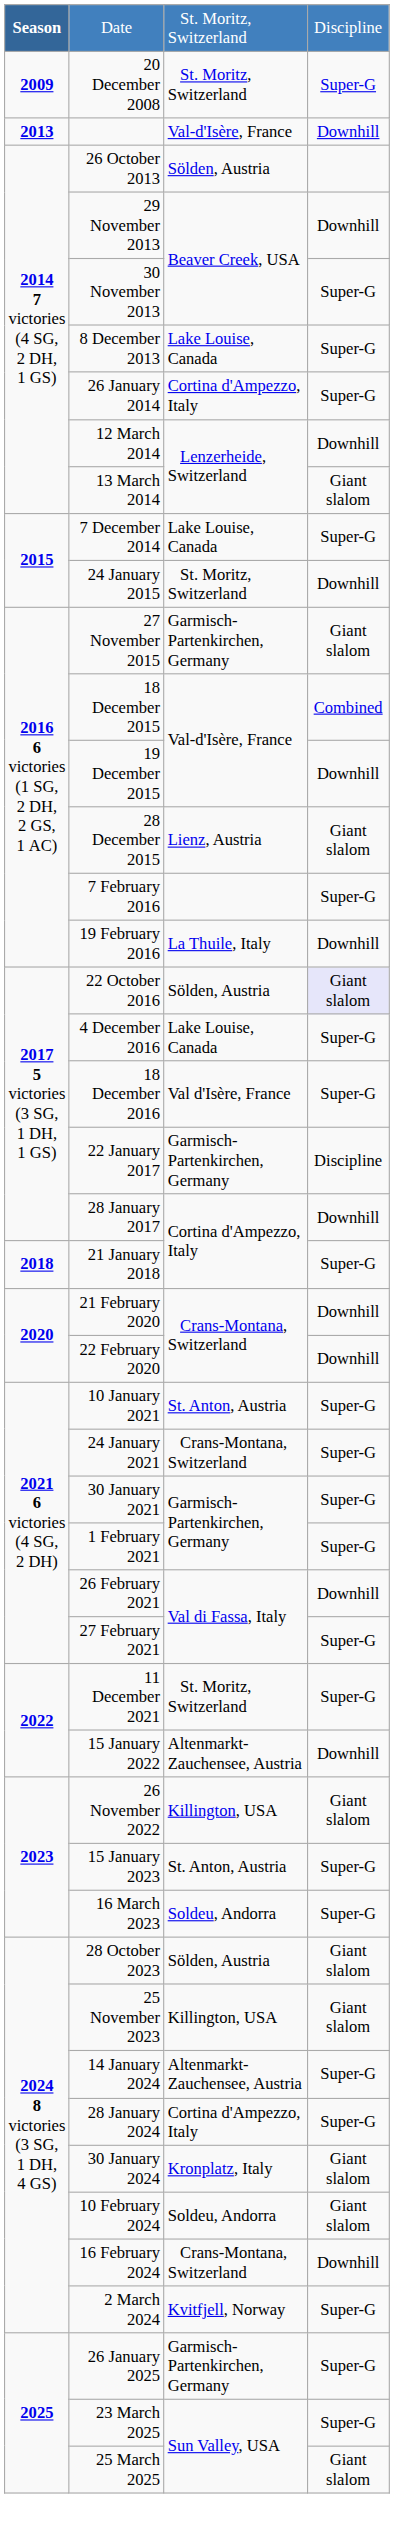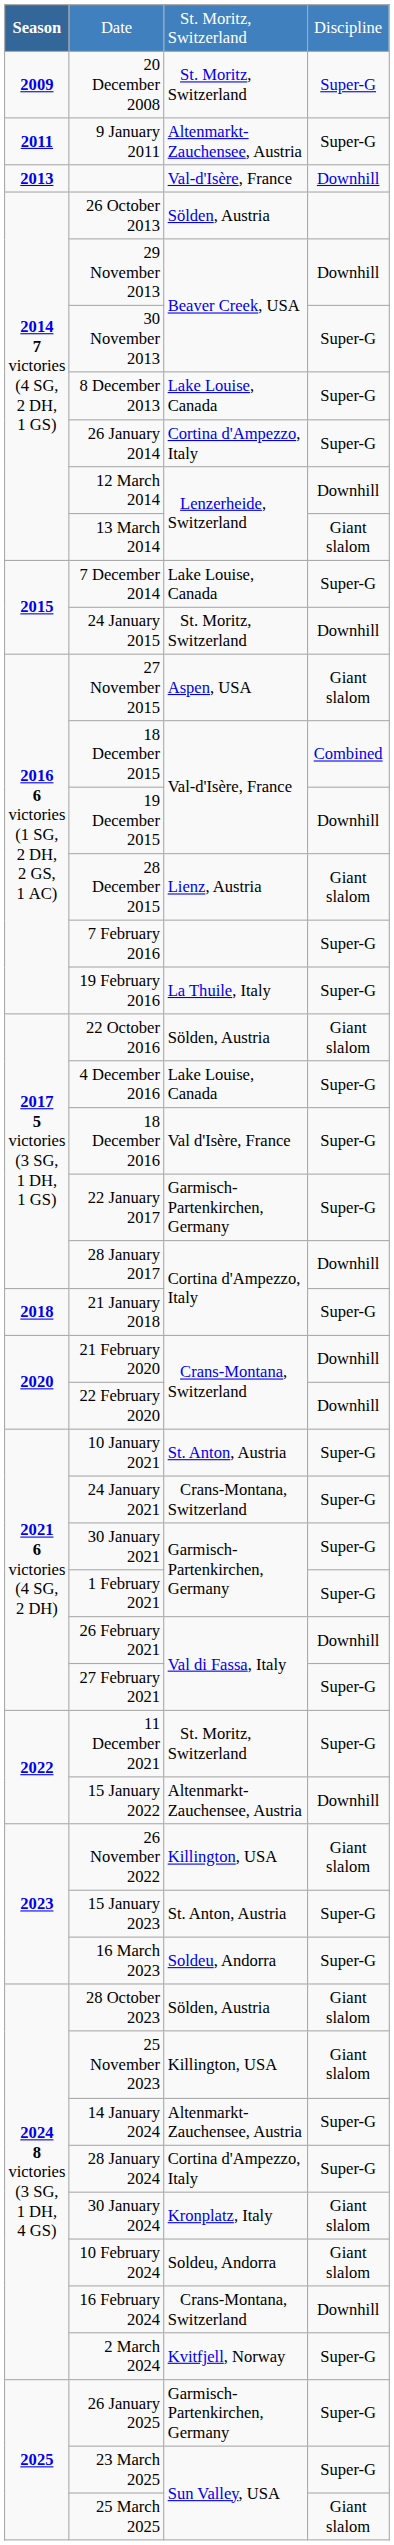+ row: (128, 141)
(216, 640) Garmisch-Partenkirchen, Germany -> (210, 687) Aspen, USA
(348, 943) Downhill -> (348, 990) Super-G
(348, 990) lavender background -> (348, 1037) no background
(348, 1161) Discipline -> (348, 1207) Super-G
